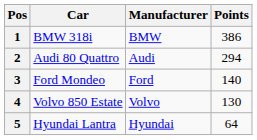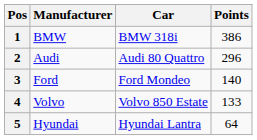columns swapped: (168, 15) <-> (78, 15)
(231, 58) 294 -> (231, 58) 296
(231, 102) 130 -> (231, 102) 133
